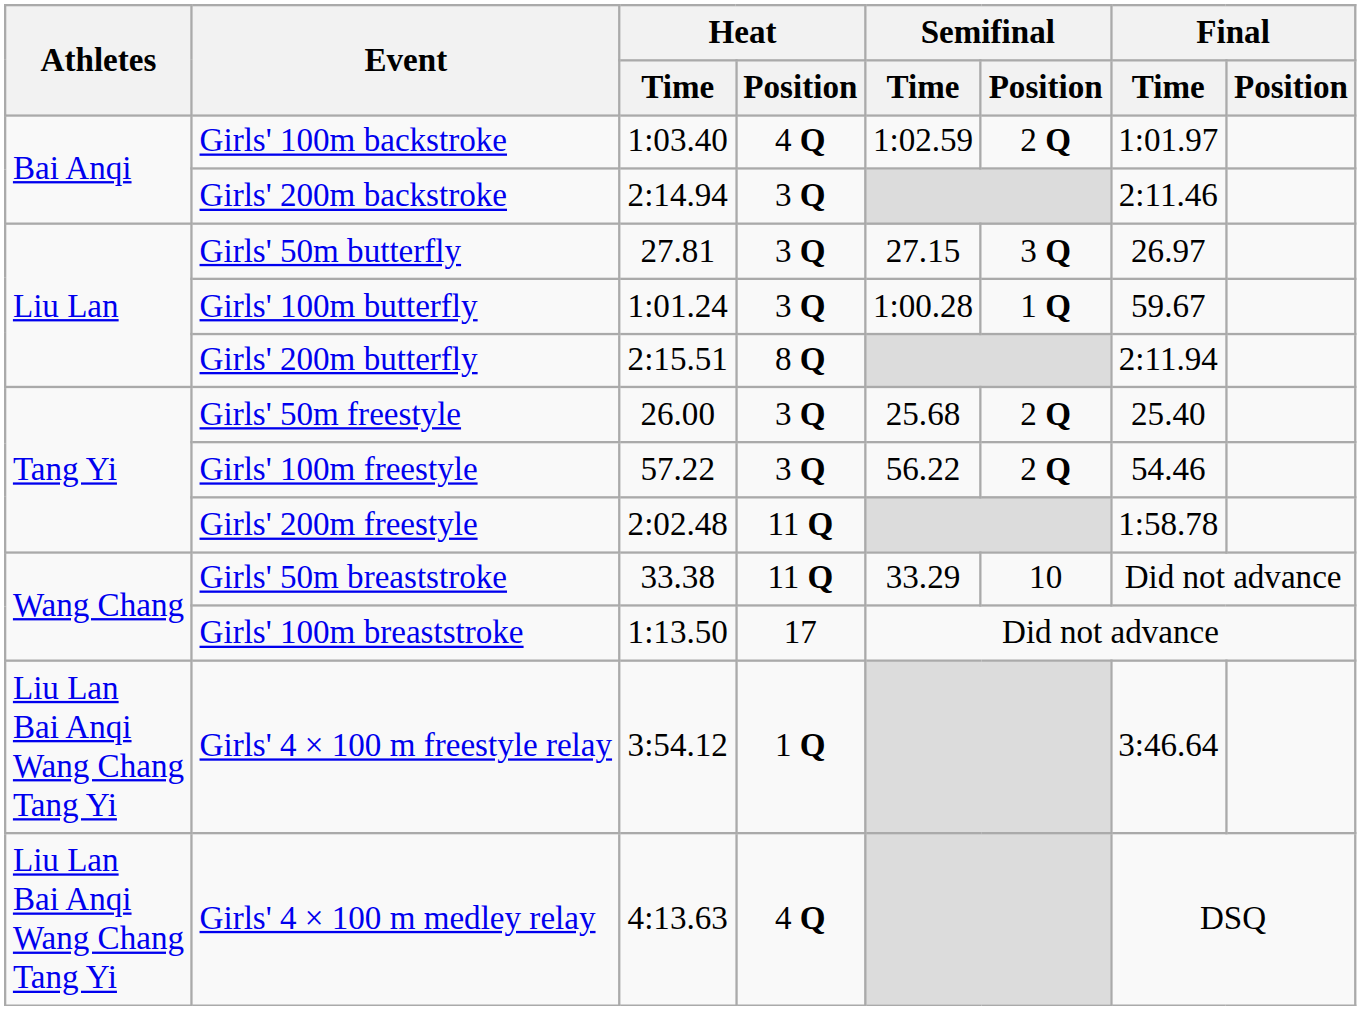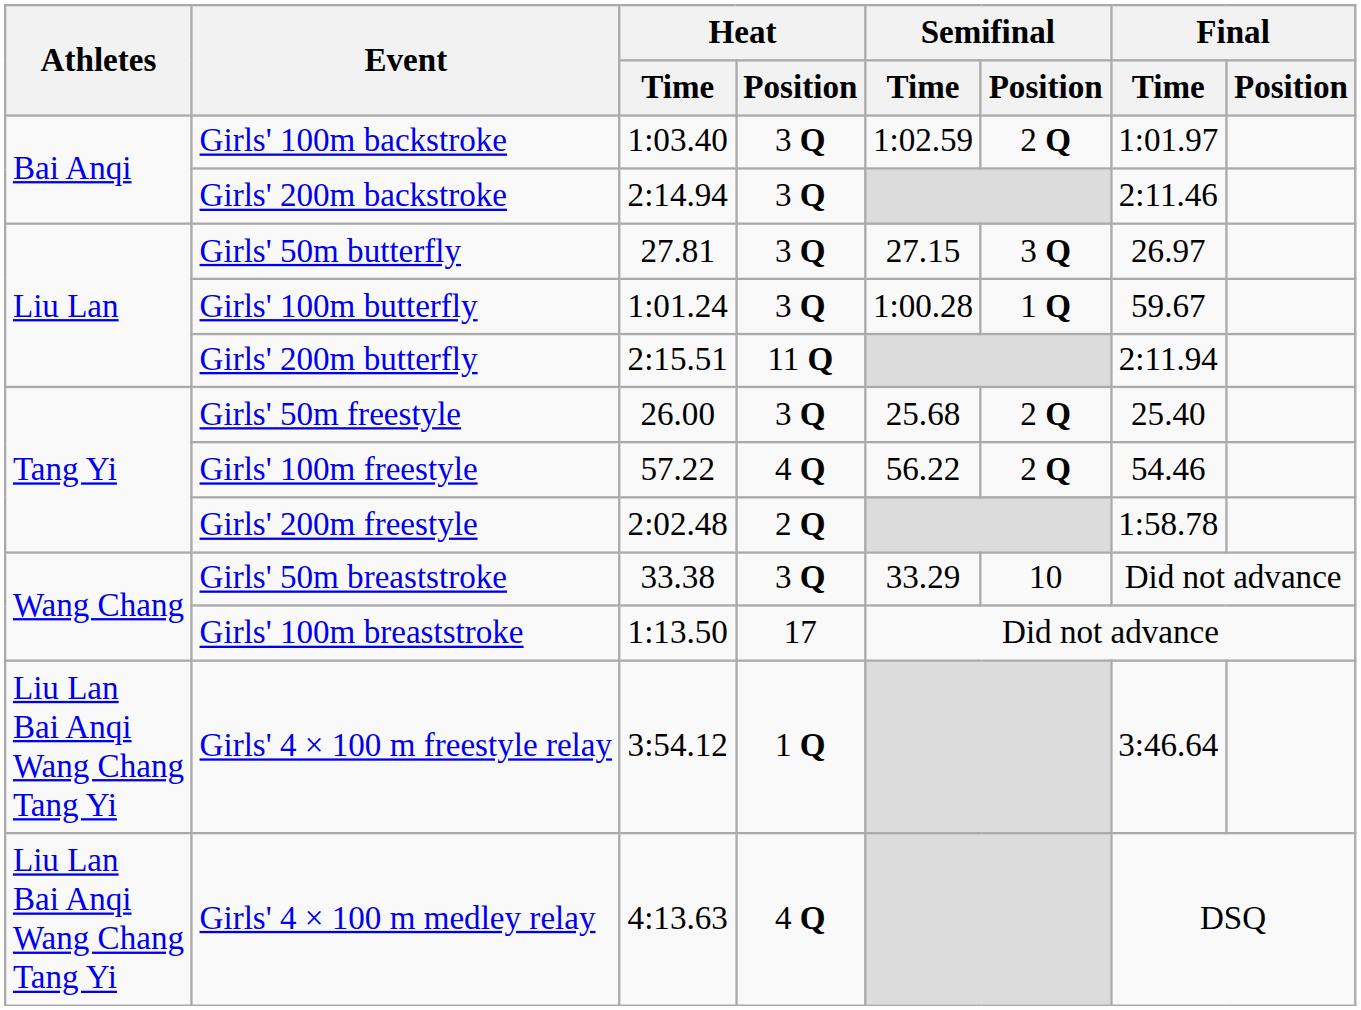(800, 141) 4 Q -> (800, 141) 3 Q
(800, 359) 8 Q -> (800, 359) 11 Q
(800, 469) 3 Q -> (800, 469) 4 Q
(800, 523) 11 Q -> (800, 523) 2 Q
(800, 578) 11 Q -> (800, 578) 3 Q
